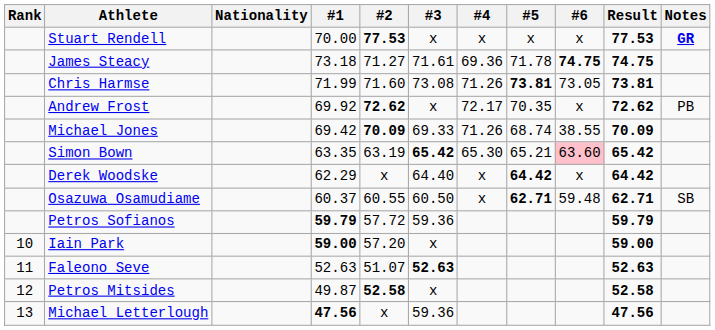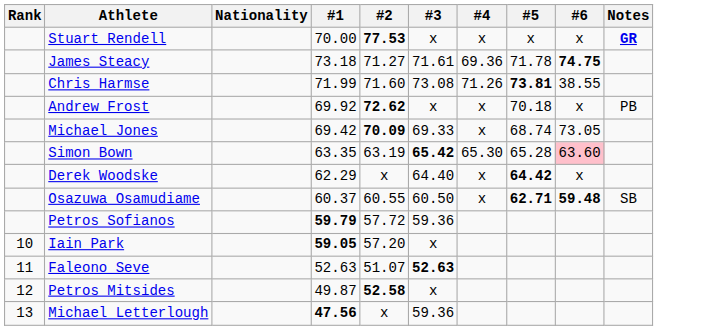- column: (633, 16)
(580, 85) 73.05 -> (580, 85) 38.55
(482, 108) 72.17 -> (482, 108) x
(531, 108) 70.35 -> (531, 108) 70.18
(482, 130) 71.26 -> (482, 130) x
(580, 130) 38.55 -> (580, 130) 73.05
(531, 153) 65.21 -> (531, 153) 65.28
(580, 199) normal -> (580, 199) bold
(336, 245) 59.00 -> (336, 245) 59.05
